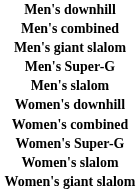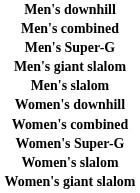rows swapped: (70, 66) <-> (70, 47)
